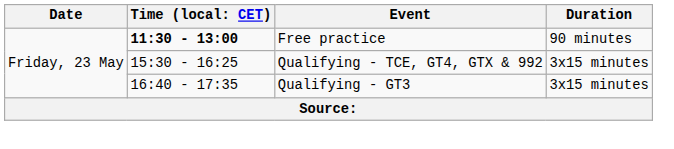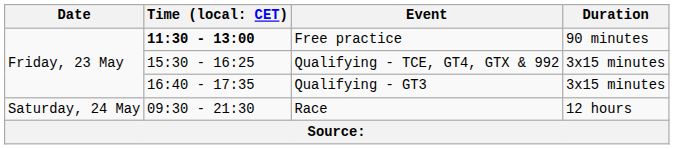+ row: (311, 109)
